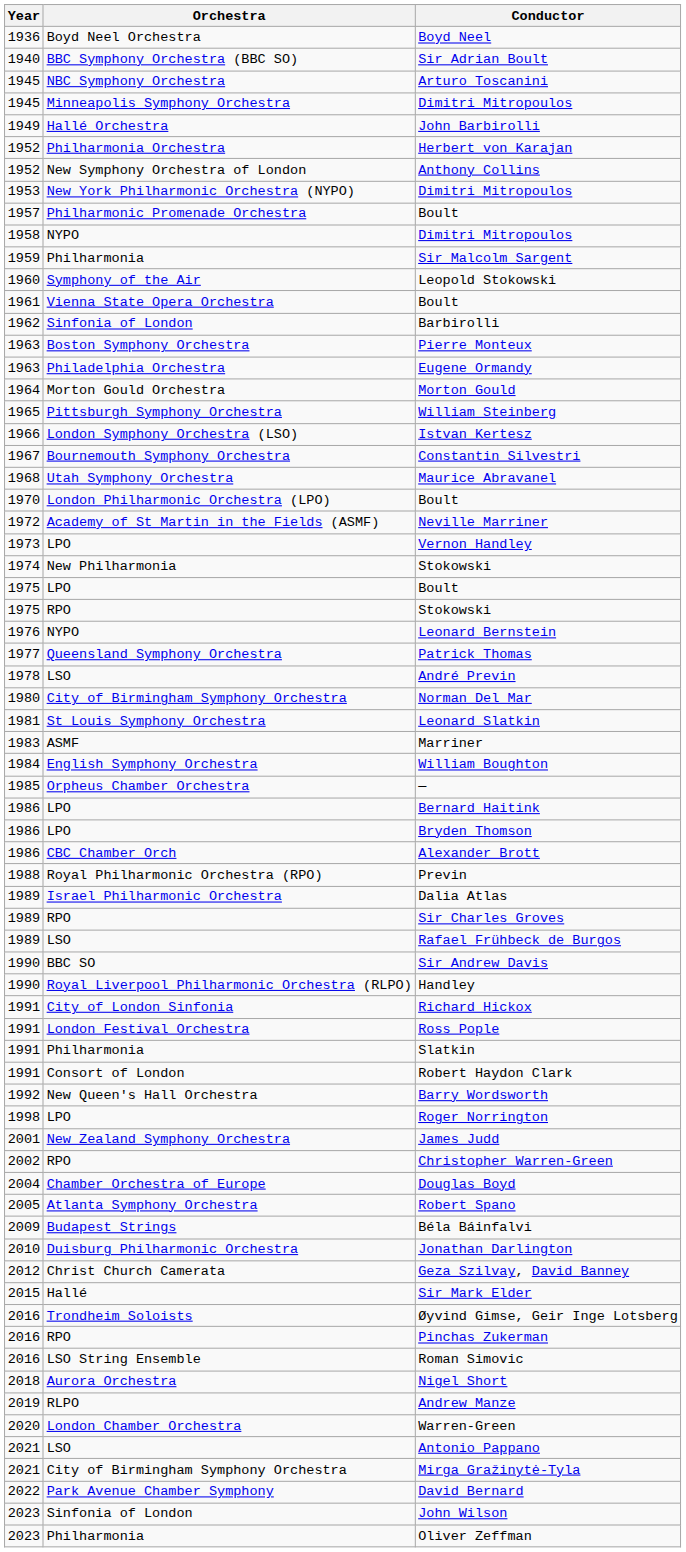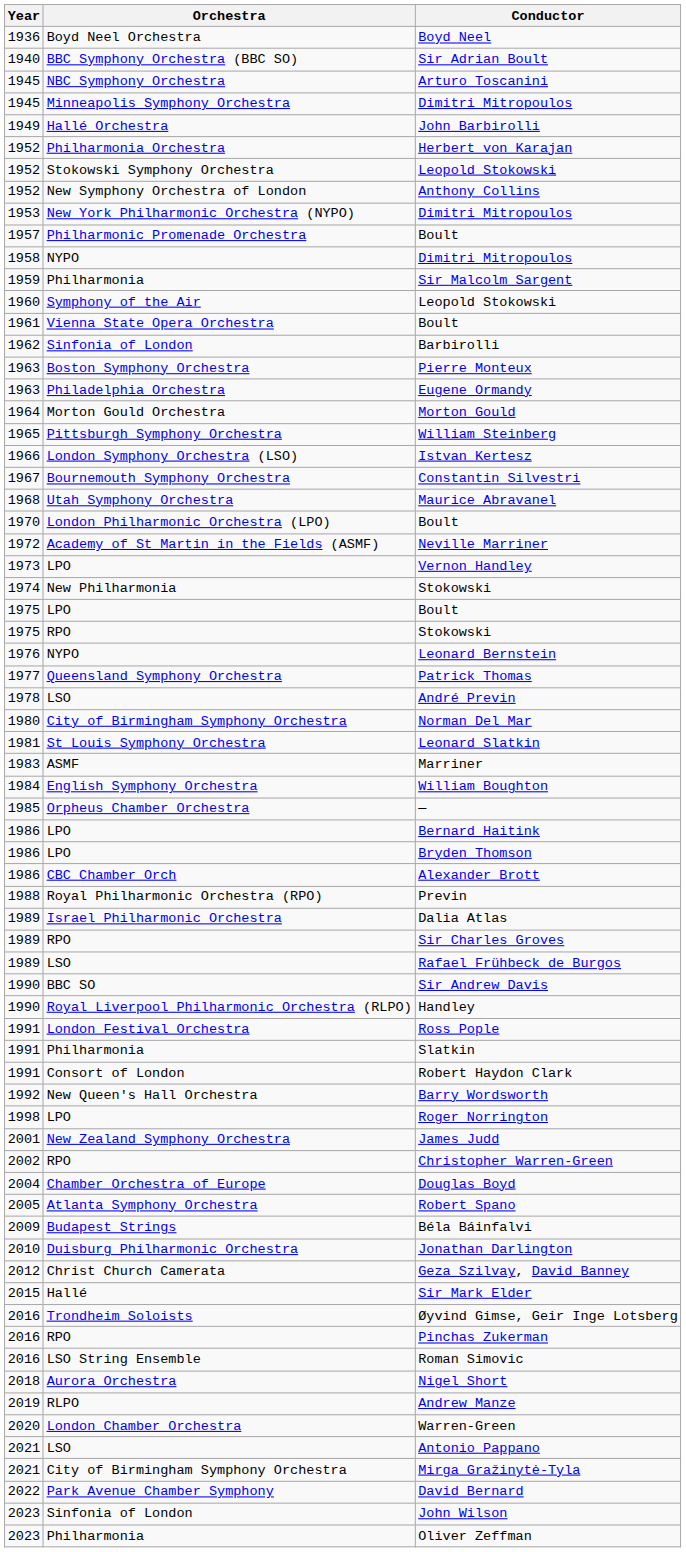+ row: (160, 170)
- row: (140, 1007)
